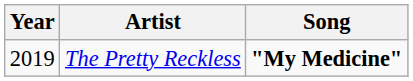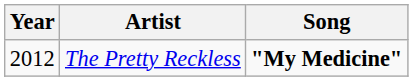(32, 57) 2019 -> (32, 57) 2012
